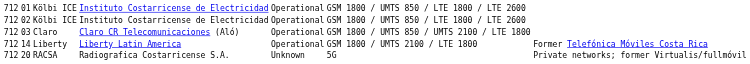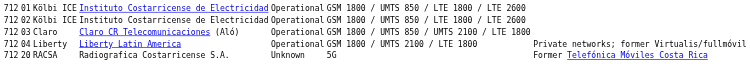(26, 44) 14 -> (26, 44) 04
(620, 44) Former Telefónica Móviles Costa Rica -> (640, 44) Private networks; former Virtualis/fullmóvil
(640, 56) Private networks; former Virtualis/fullmóvil -> (620, 56) Former Telefónica Móviles Costa Rica
